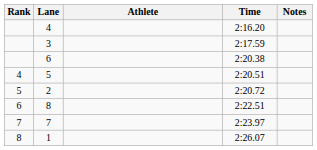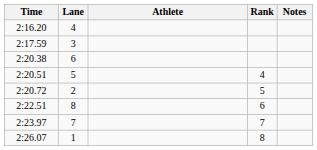columns swapped: (19, 12) <-> (250, 12)
